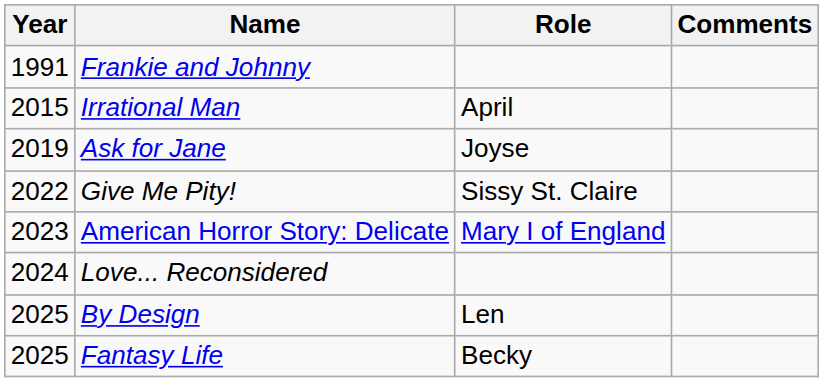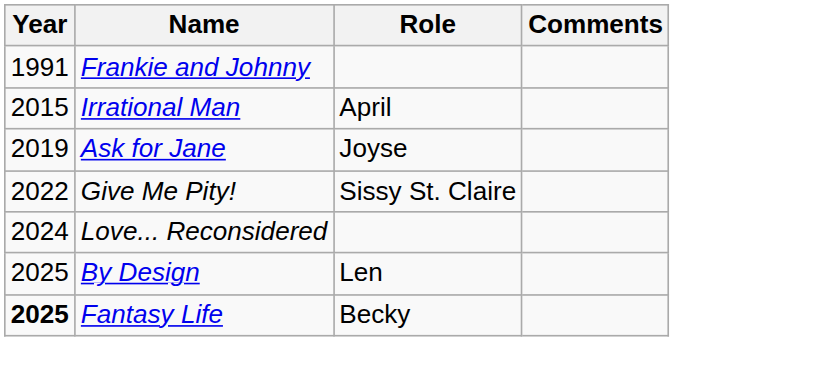- row: (265, 231)
(40, 356) normal -> (40, 314) bold
